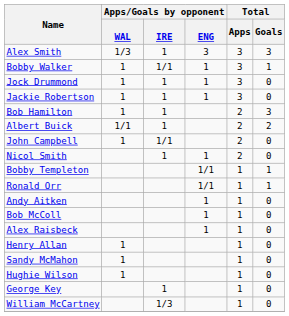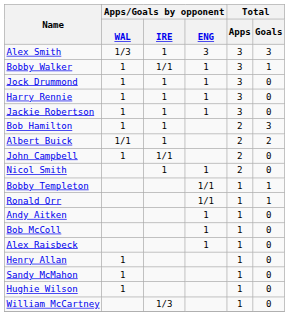+ row: (39, 96)
- row: (34, 289)
